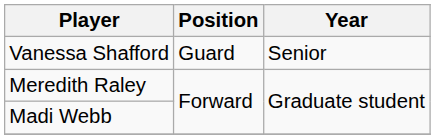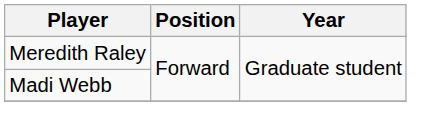- row: (89, 52)
